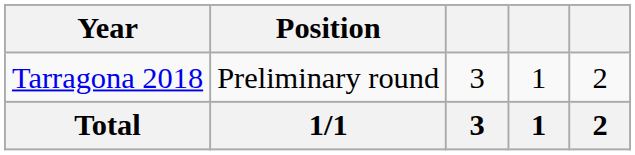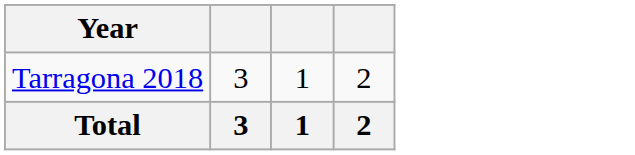- column: (328, 28)
